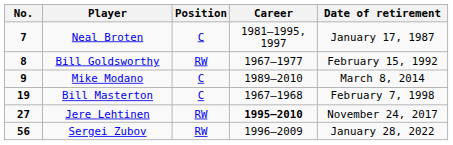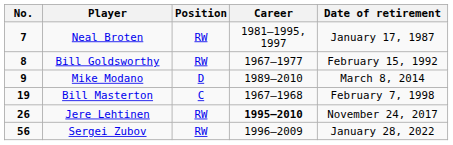(201, 37) C -> (201, 37) RW
(201, 78) C -> (201, 78) D
(24, 114) 27 -> (24, 114) 26
